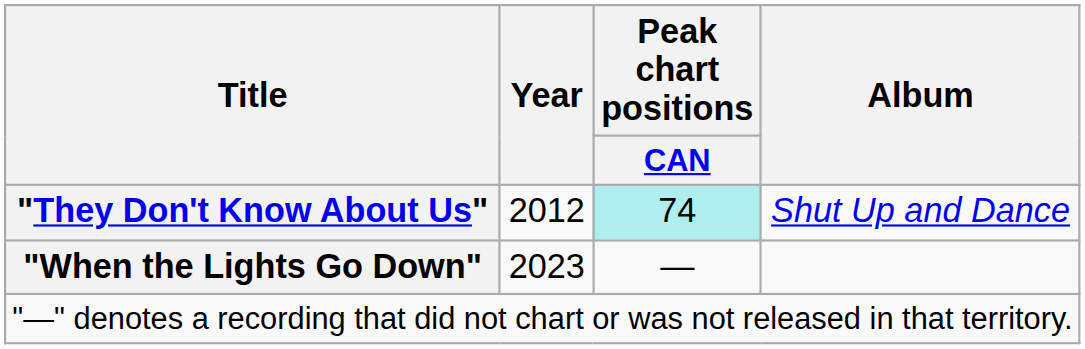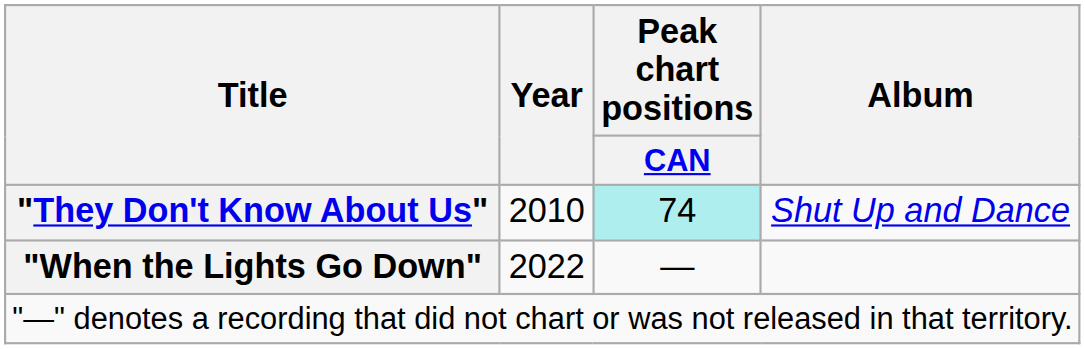(547, 211) 2012 -> (547, 211) 2010
(547, 265) 2023 -> (547, 265) 2022
